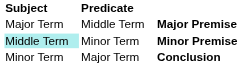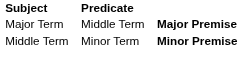(37, 41) paleturquoise background -> (37, 41) no background
- row: (189, 57)
